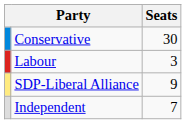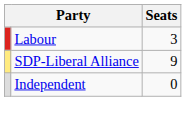- row: (52, 38)
(174, 107) 7 -> (174, 84) 0
